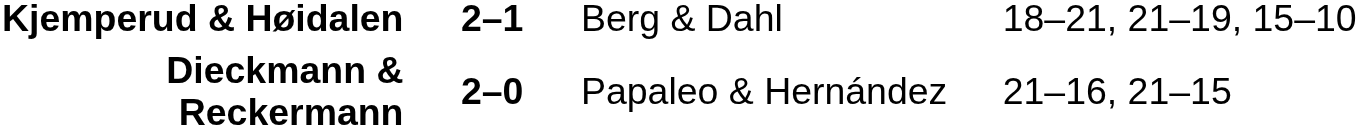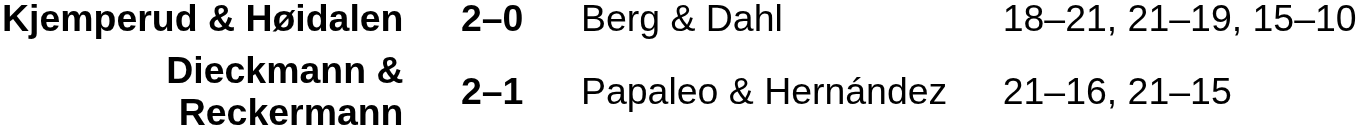(492, 18) 2–1 -> (492, 18) 2–0
(492, 91) 2–0 -> (492, 91) 2–1
